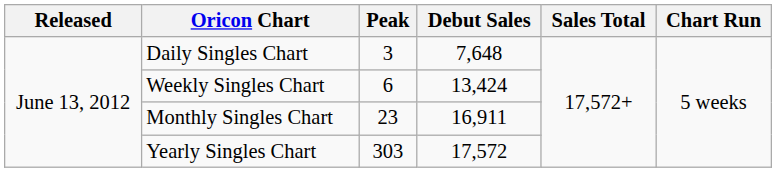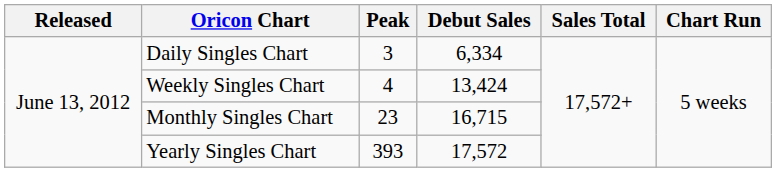(479, 53) 7,648 -> (479, 53) 6,334
(388, 85) 6 -> (388, 85) 4
(479, 118) 16,911 -> (479, 118) 16,715
(388, 150) 303 -> (388, 150) 393
